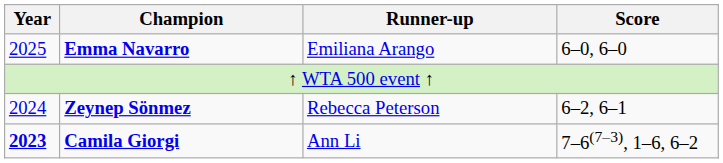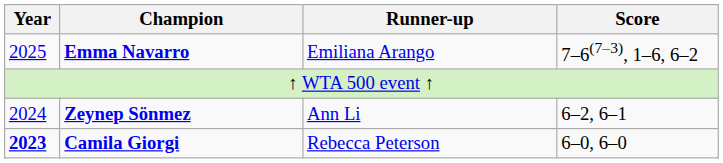(594, 49) 6–0, 6–0 -> (630, 51) 7–6(7–3), 1–6, 6–2
(373, 108) Rebecca Peterson -> (334, 113) Ann Li
(334, 140) Ann Li -> (373, 143) Rebecca Peterson
(630, 140) 7–6(7–3), 1–6, 6–2 -> (594, 143) 6–0, 6–0
